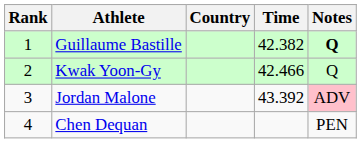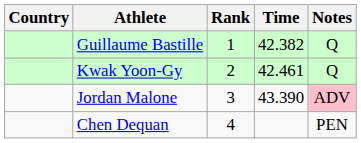columns swapped: (28, 17) <-> (220, 17)
(332, 44) bold -> (332, 44) normal
(281, 71) 42.466 -> (281, 71) 42.461
(281, 97) 43.392 -> (281, 97) 43.390
